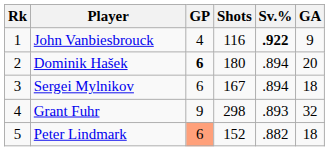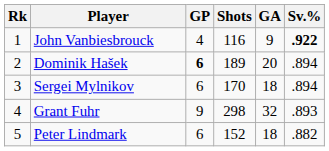columns swapped: (310, 16) <-> (275, 16)
(234, 63) 180 -> (234, 63) 189
(234, 87) 167 -> (234, 87) 170
(200, 134) lightsalmon background -> (200, 134) no background
